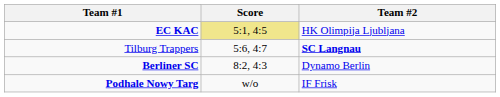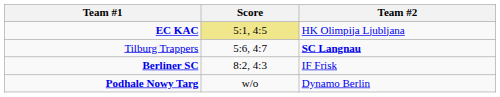(336, 65) Dynamo Berlin -> (319, 65) IF Frisk
(319, 83) IF Frisk -> (336, 83) Dynamo Berlin
